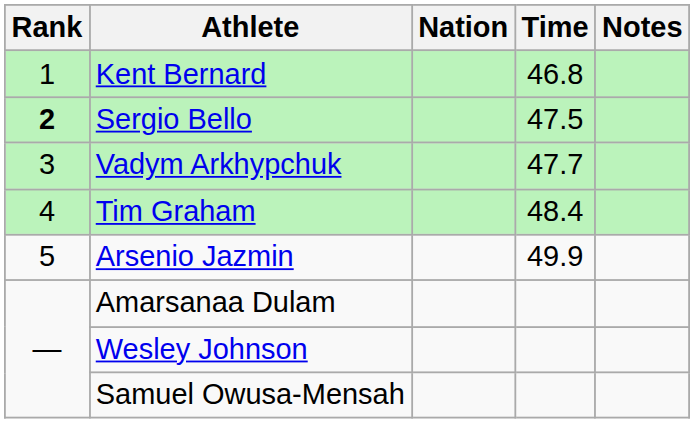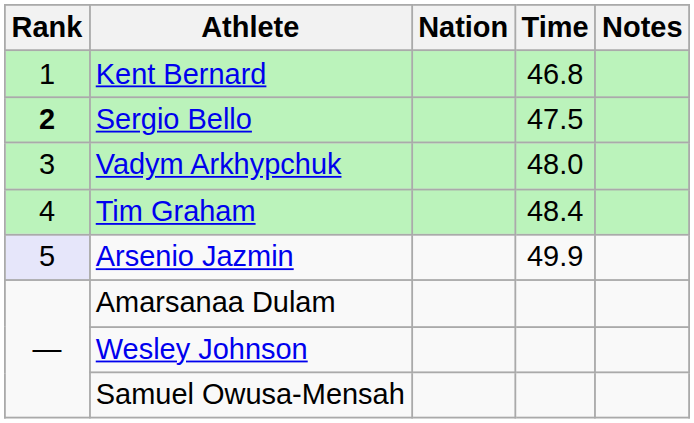(555, 165) 47.7 -> (555, 165) 48.0
(47, 257) no background -> (47, 257) lavender background
